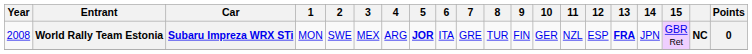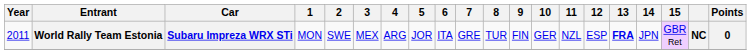(19, 36) 2008 -> (18, 36) 2011
(423, 36) bold -> (422, 36) normal
